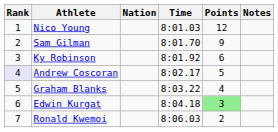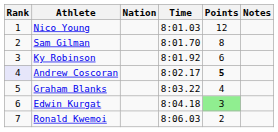(222, 42) 9 -> (222, 42) 8
(222, 73) normal -> (222, 73) bold
